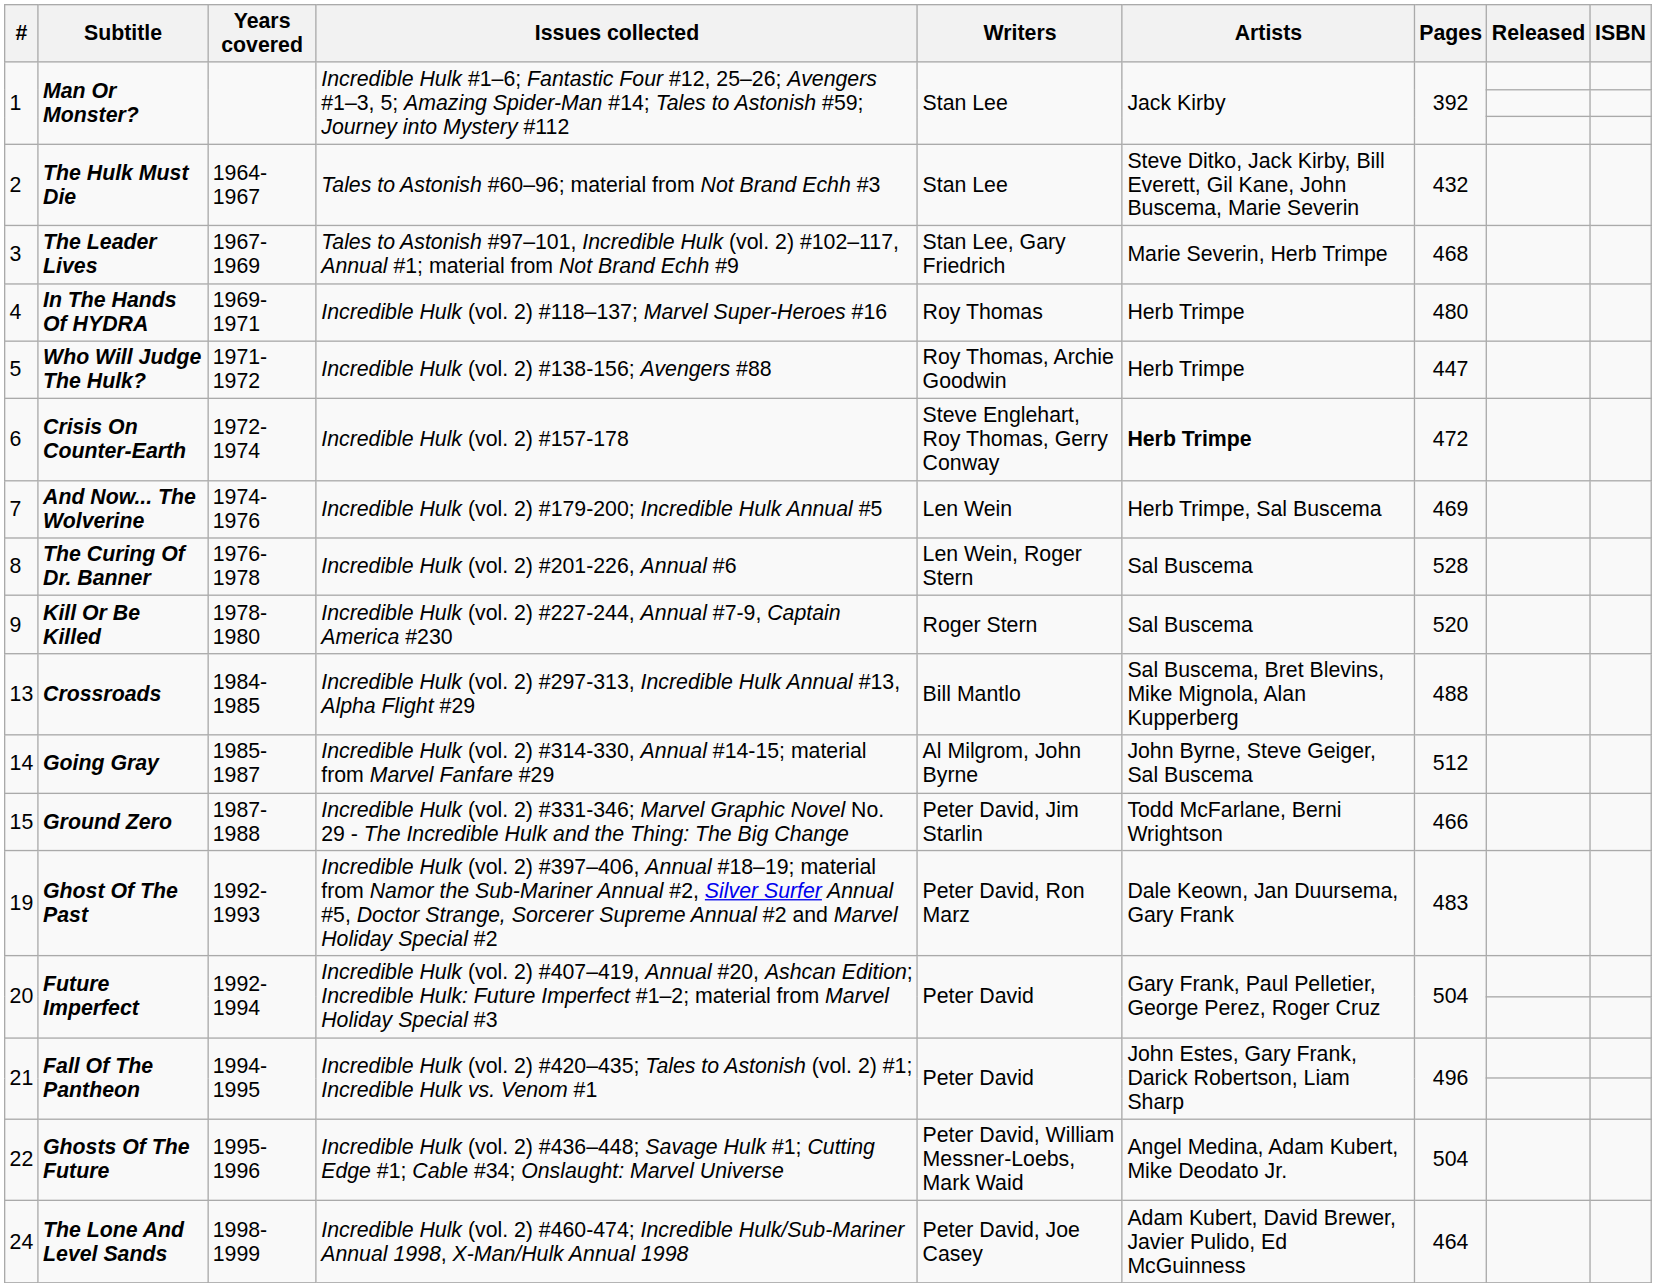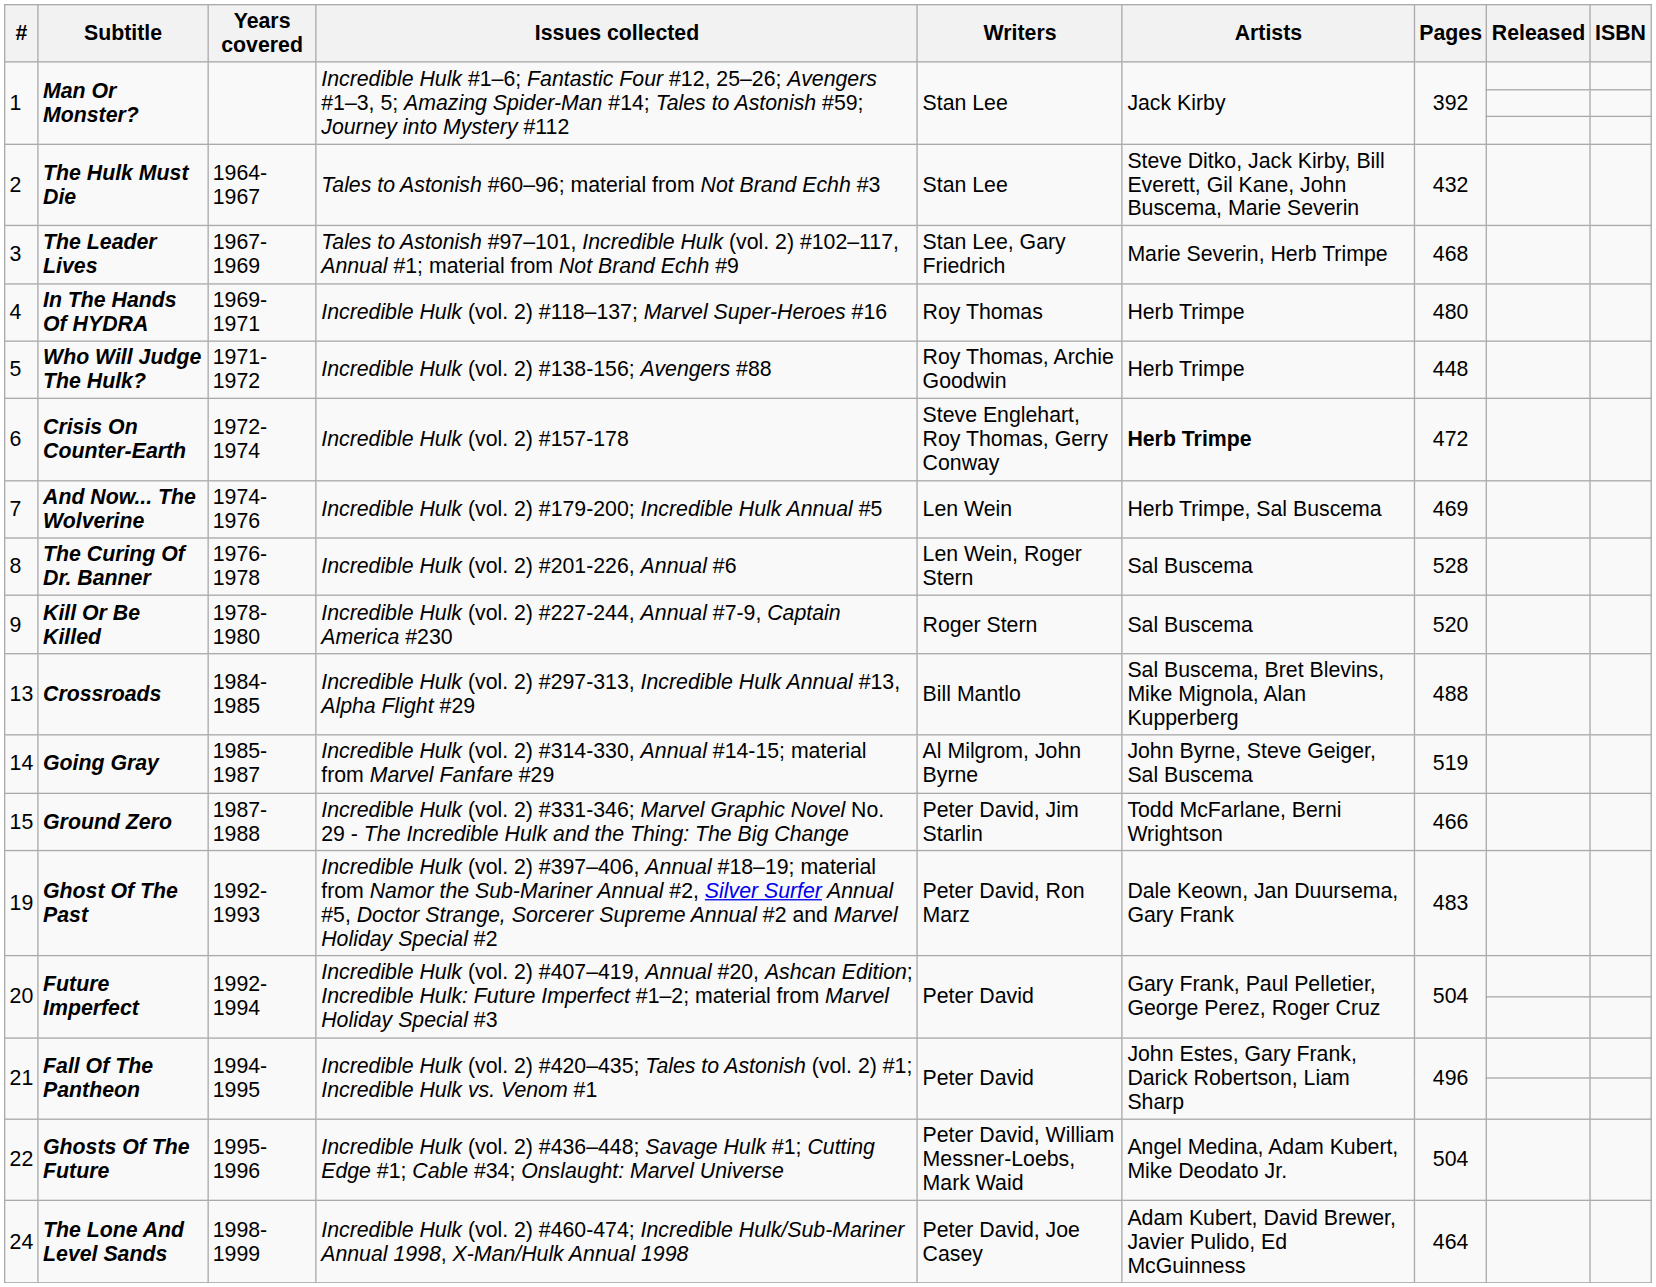(1451, 369) 447 -> (1451, 369) 448
(1451, 763) 512 -> (1451, 763) 519
